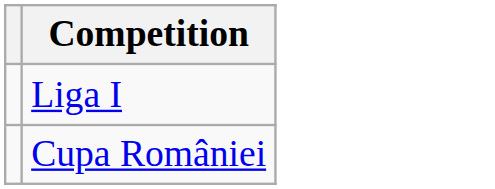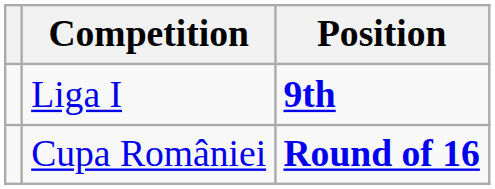+ column: (382, 34)
